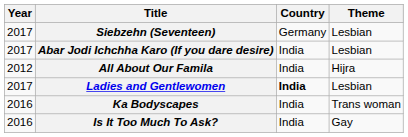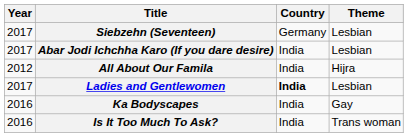(366, 104) Trans woman -> (342, 104) Gay
(342, 123) Gay -> (366, 123) Trans woman
